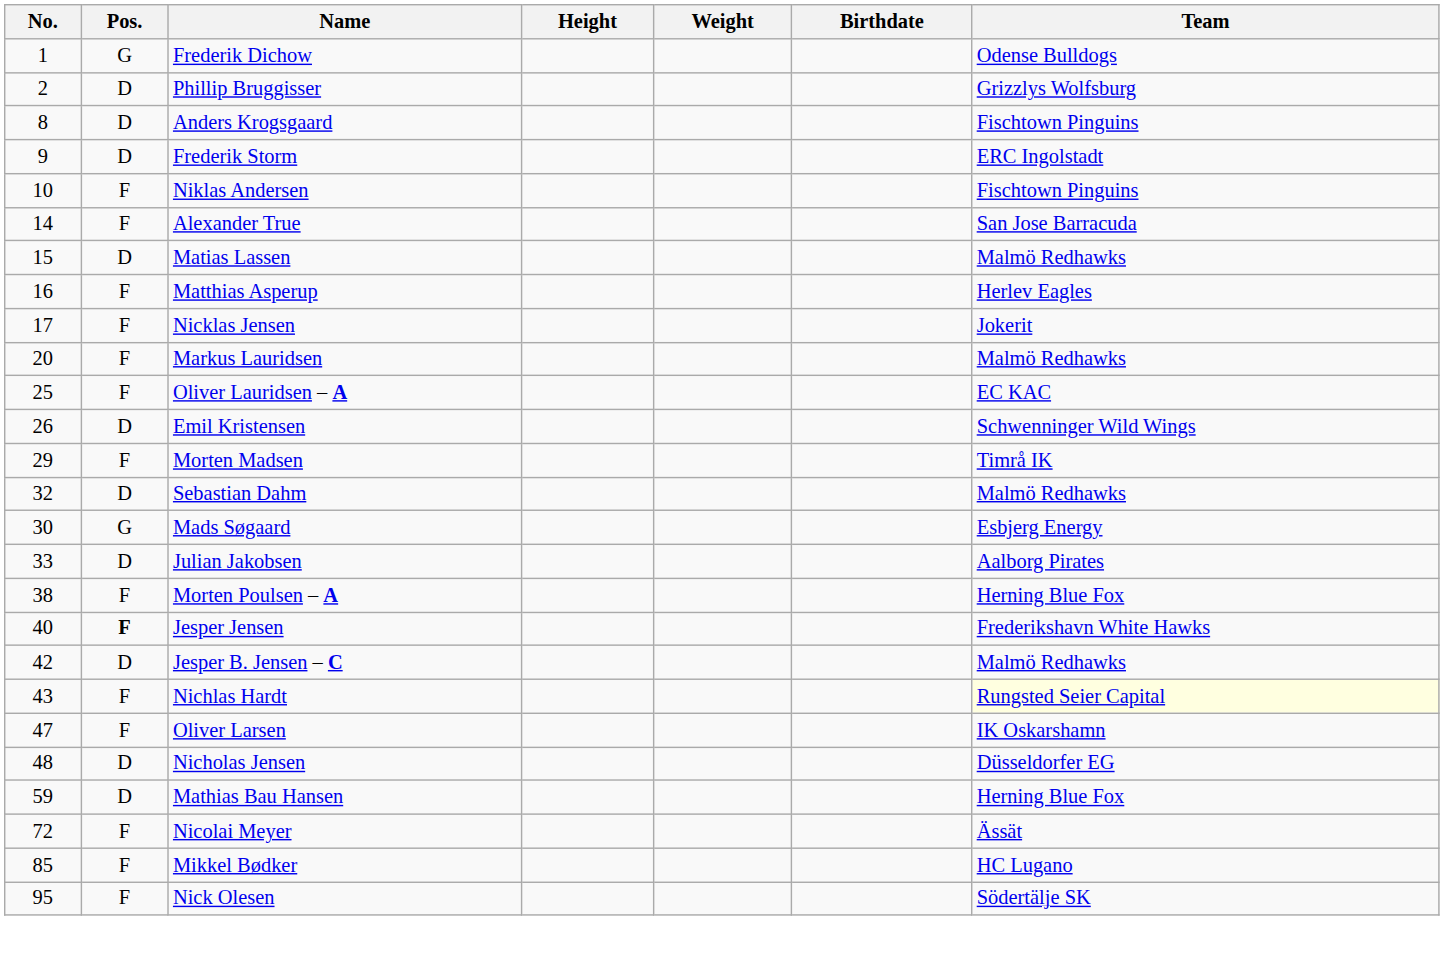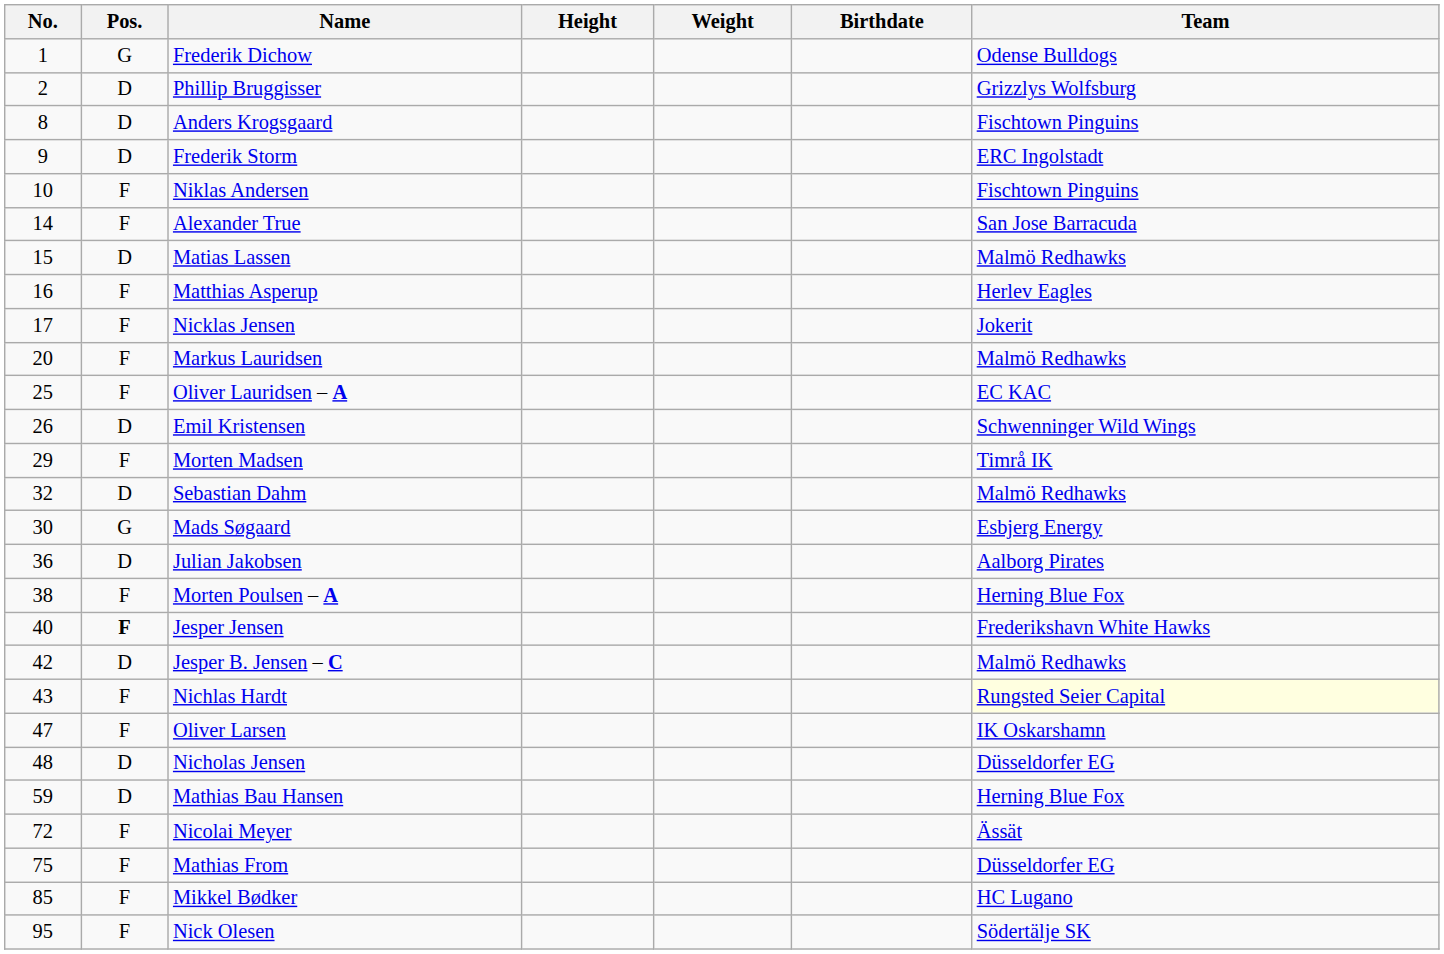(43, 561) 33 -> (43, 561) 36
+ row: (231, 864)
